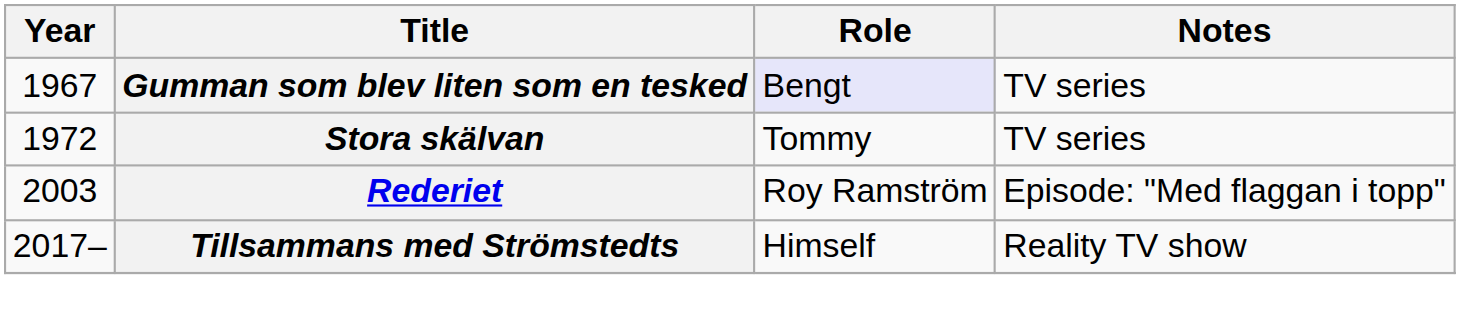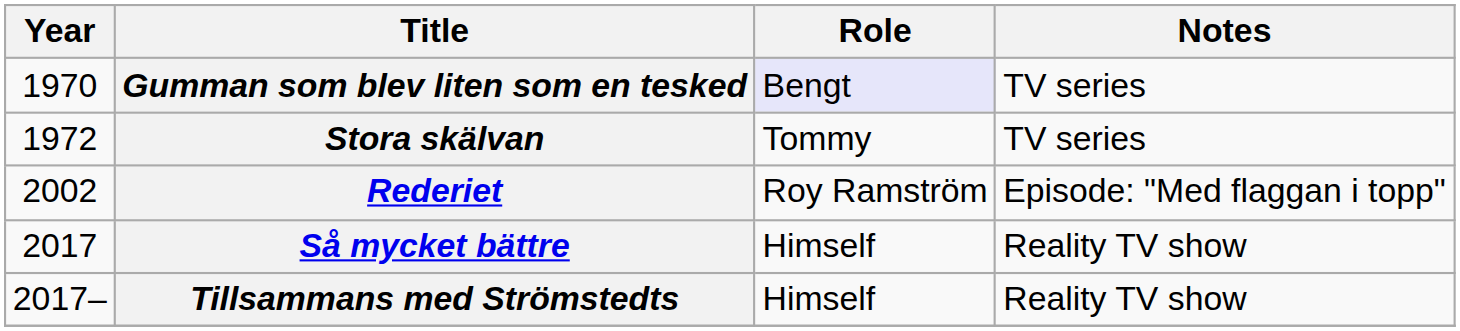(60, 84) 1967 -> (60, 84) 1970
(60, 191) 2003 -> (60, 191) 2002
+ row: (435, 245)
